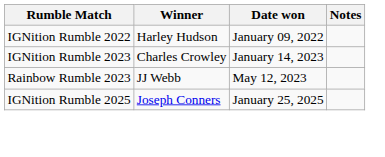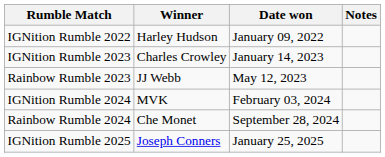+ row: (69, 99)
+ row: (69, 120)
